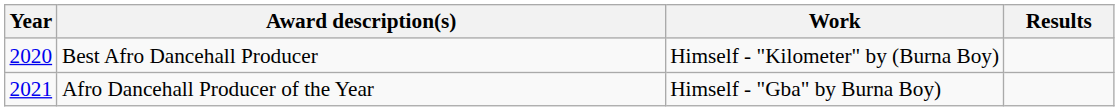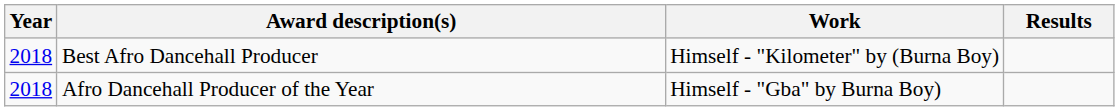(31, 55) 2020 -> (31, 55) 2018
(31, 88) 2021 -> (31, 88) 2018
